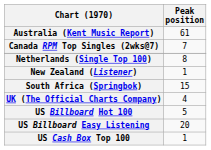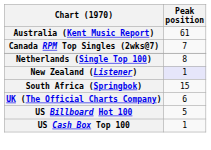(185, 73) no background -> (185, 73) lavender background
(185, 99) 4 -> (185, 99) 6
- row: (84, 125)
